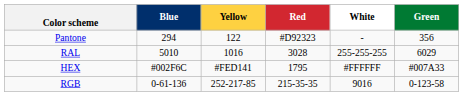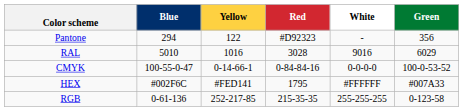(362, 53) 255-255-255 -> (362, 53) 9016
+ row: (70, 68)
(362, 83) 9016 -> (362, 99) 255-255-255
